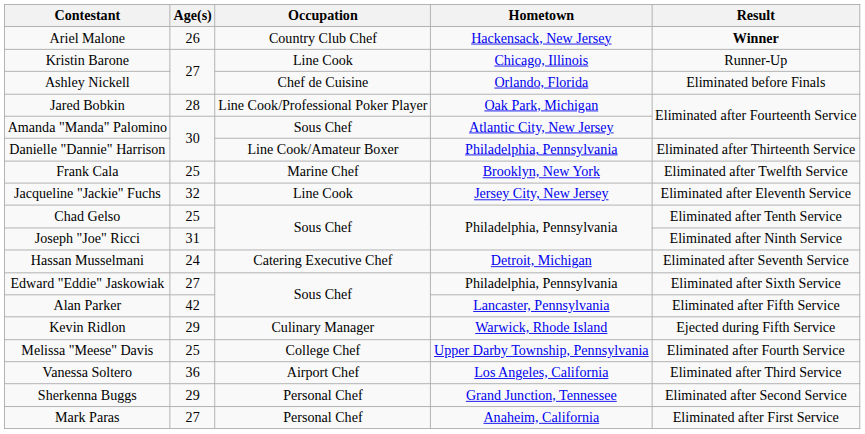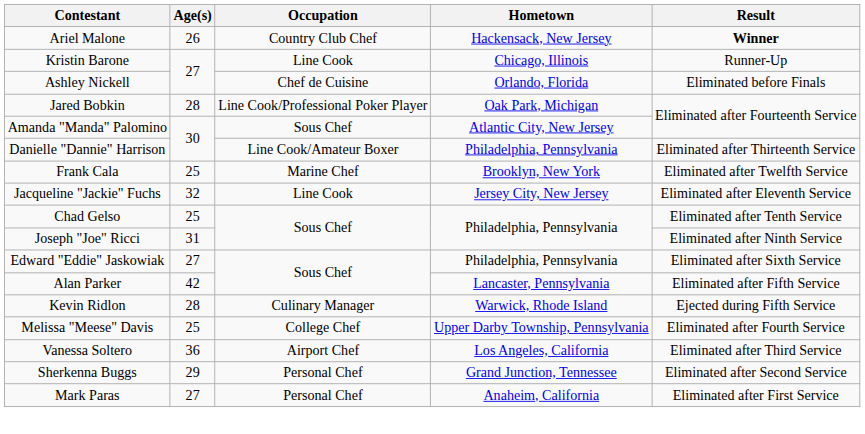- row: (87, 261)
(193, 328) 29 -> (193, 305) 28
